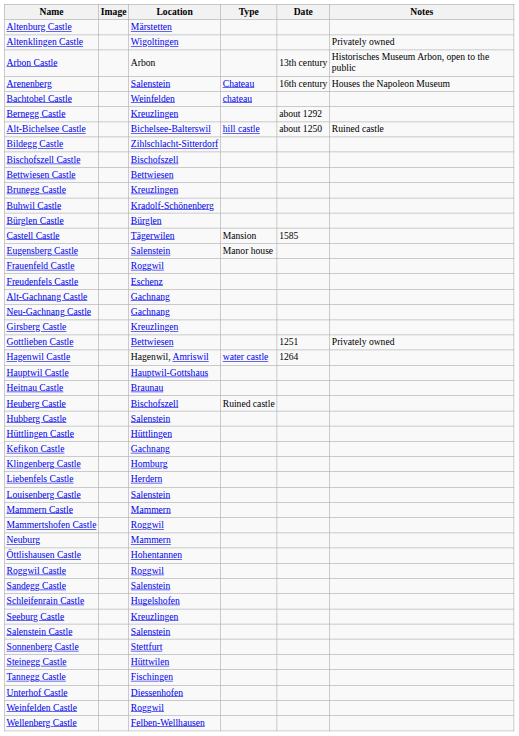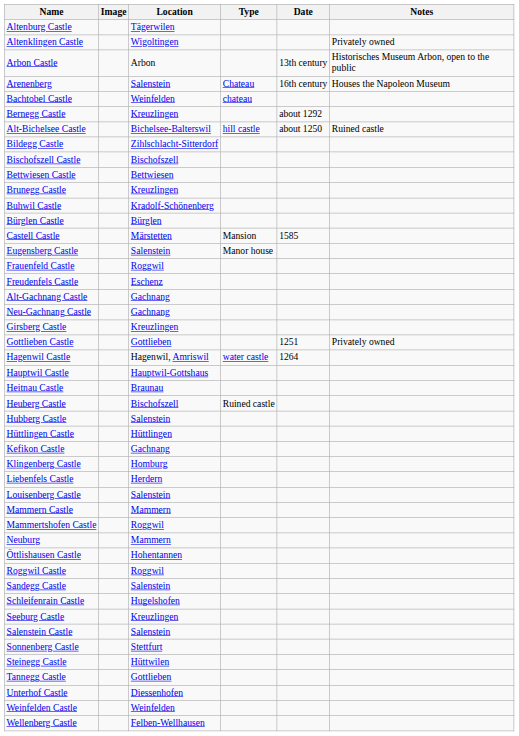(151, 27) Märstetten -> (153, 27) Tägerwilen
(153, 236) Tägerwilen -> (151, 236) Märstetten
(152, 342) Bettwiesen -> (151, 342) Gottlieben
(152, 677) Fischingen -> (151, 677) Gottlieben
(147, 708) Roggwil -> (153, 708) Weinfelden
